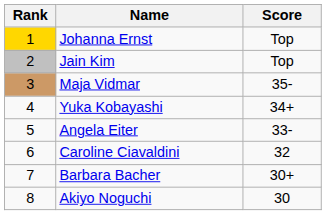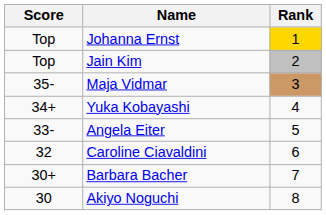columns swapped: (30, 15) <-> (282, 15)
